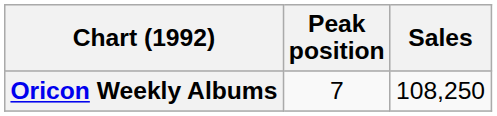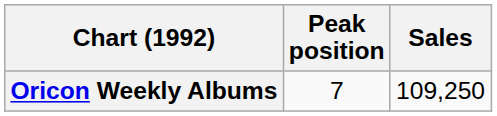(441, 90) 108,250 -> (441, 90) 109,250
